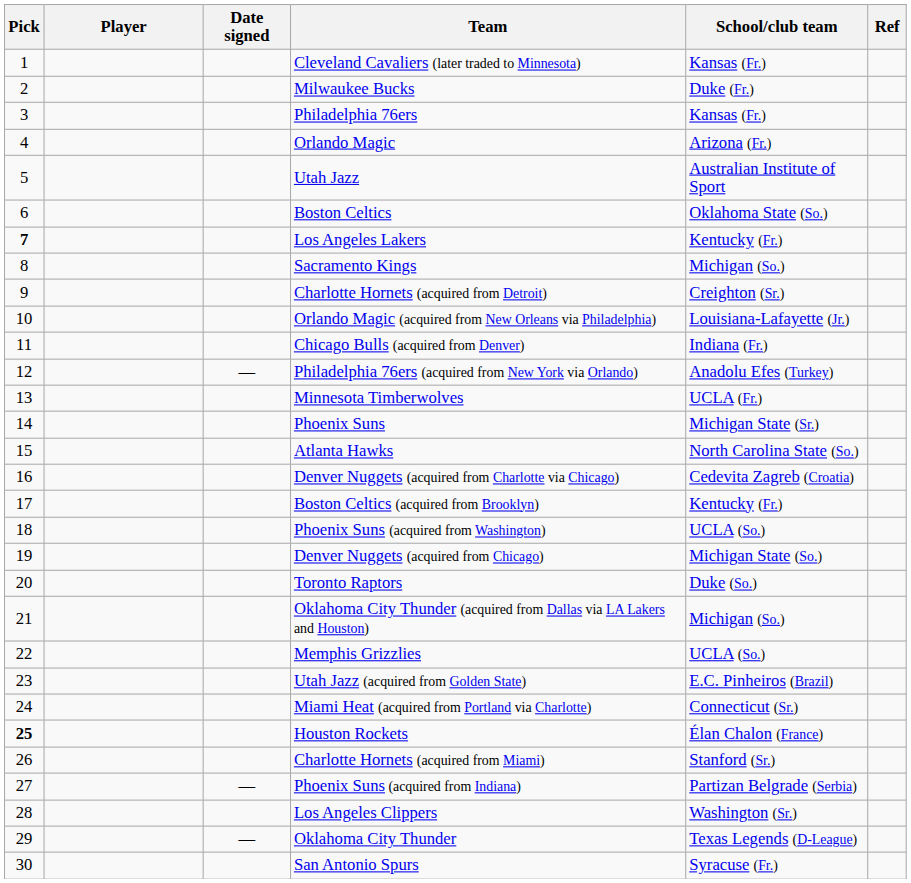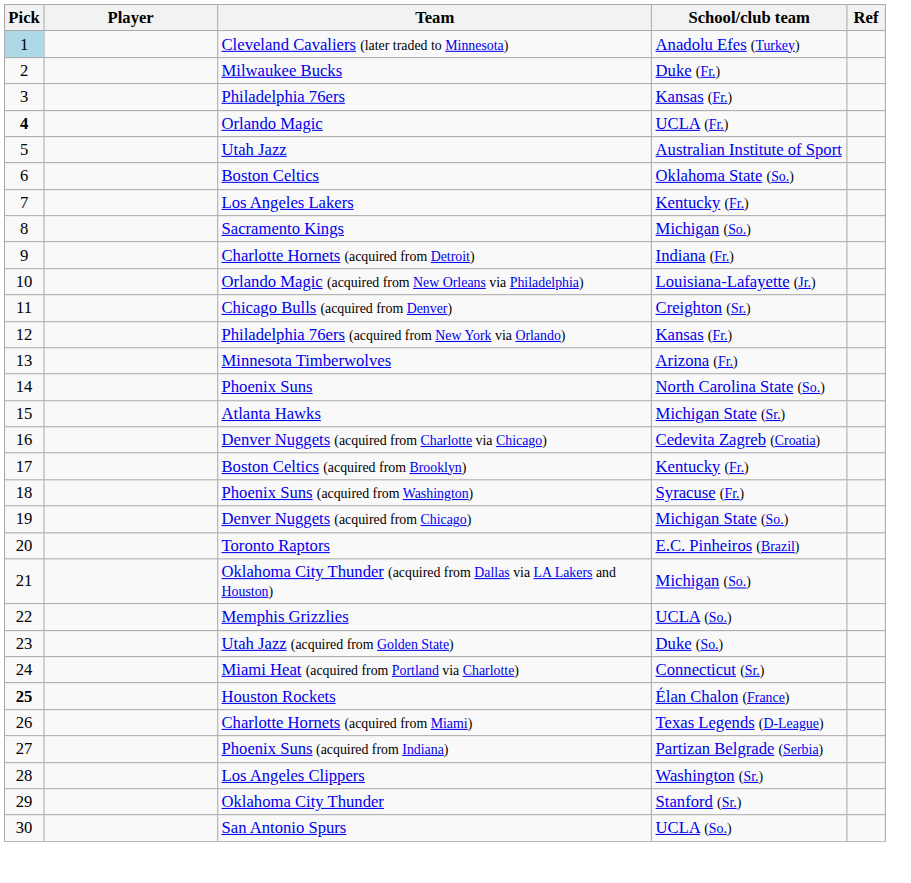- column: (247, 27)
(24, 62) no background -> (24, 44) lightblue background
(728, 62) Kansas (Fr.) -> (728, 44) Anadolu Efes (Turkey)
(24, 141) normal -> (24, 123) bold
(730, 141) Arizona (Fr.) -> (692, 123) UCLA (Fr.)
(24, 239) bold -> (24, 202) normal
(737, 292) Creighton (Sr.) -> (695, 255) Indiana (Fr.)
(728, 345) Indiana (Fr.) -> (703, 307) Creighton (Sr.)
(761, 371) Anadolu Efes (Turkey) -> (694, 334) Kansas (Fr.)
(726, 398) UCLA (Fr.) -> (697, 360) Arizona (Fr.)
(754, 424) Michigan State (Sr.) -> (740, 387) North Carolina State (So.)
(774, 450) North Carolina State (So.) -> (720, 413) Michigan State (Sr.)
(727, 530) UCLA (So.) -> (700, 492) Syracuse (Fr.)
(723, 582) Duke (So.) -> (728, 545) E.C. Pinheiros (Brazil)
(761, 680) E.C. Pinheiros (Brazil) -> (689, 643) Duke (So.)
(732, 759) Stanford (Sr.) -> (740, 722) Texas Legends (D-League)
(773, 839) Texas Legends (D-League) -> (698, 801) Stanford (Sr.)
(734, 865) Syracuse (Fr.) -> (694, 828) UCLA (So.)
